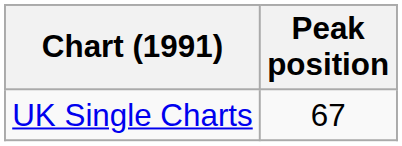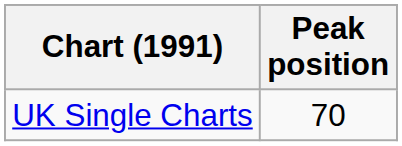(328, 114) 67 -> (328, 114) 70
